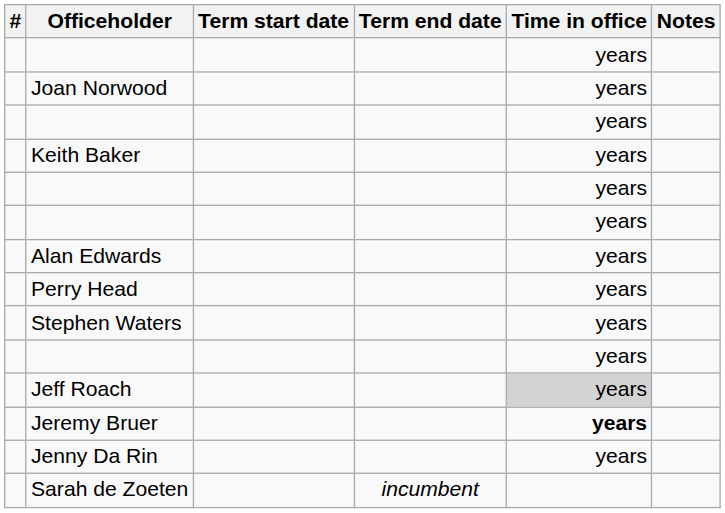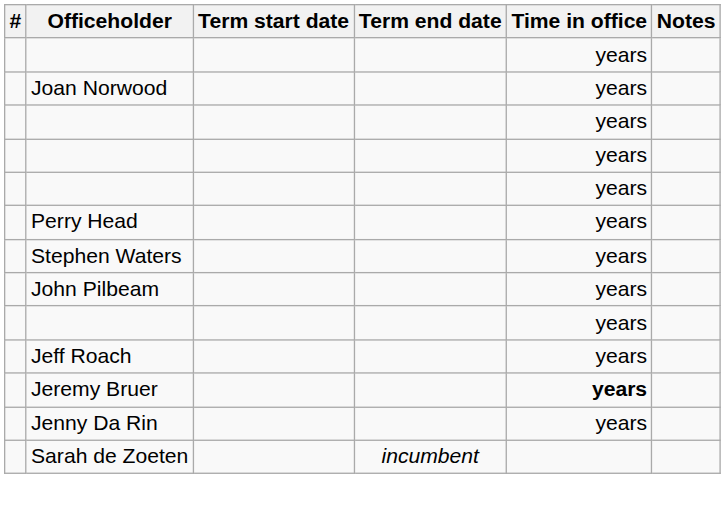- row: (86, 155)
- row: (96, 255)
+ row: (95, 289)
(621, 389) lightgrey background -> (621, 356) no background
